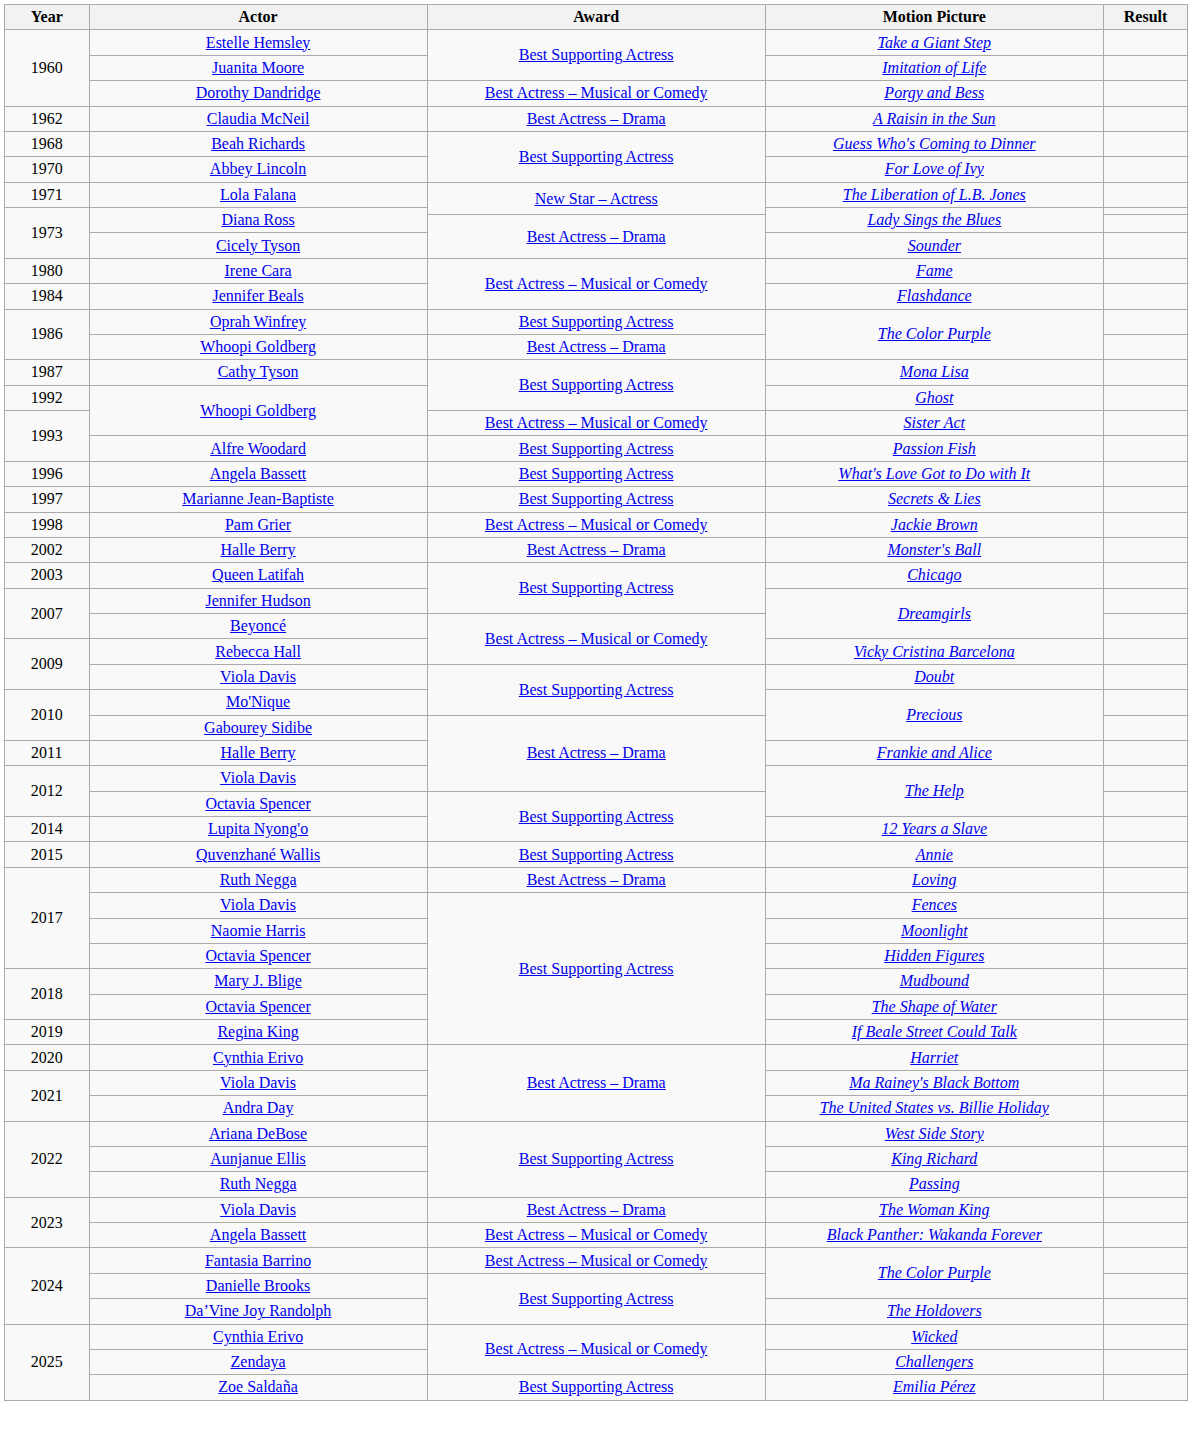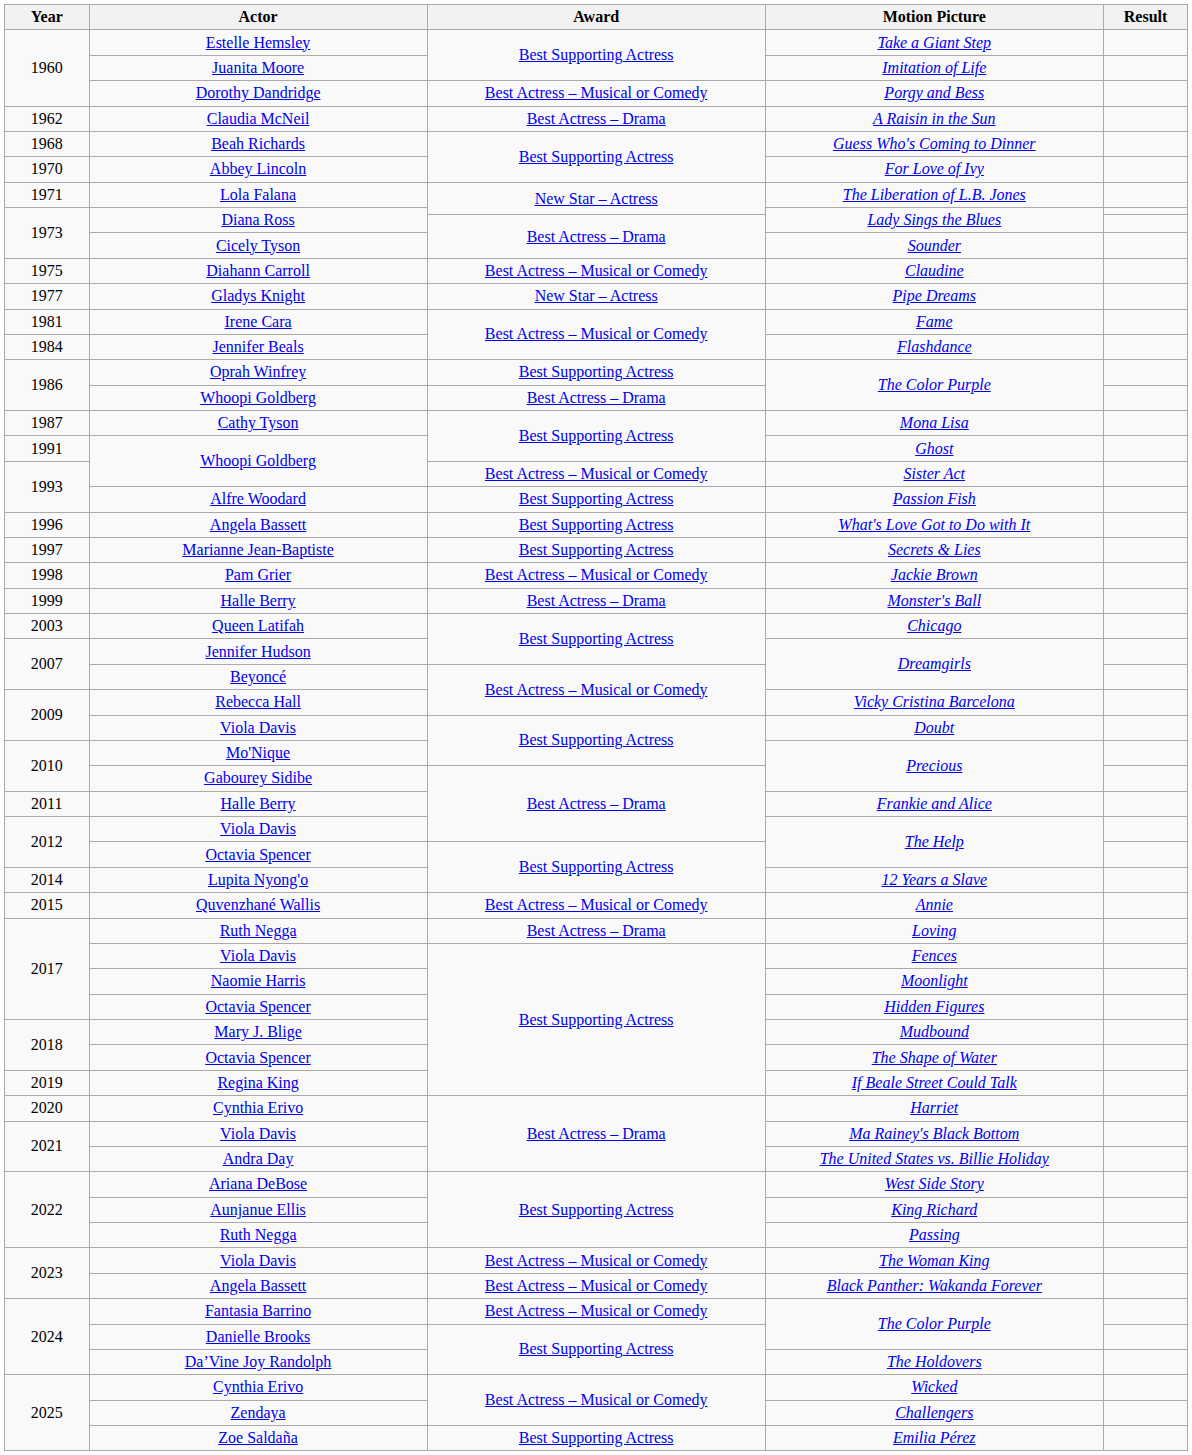+ row: (258, 270)
+ row: (258, 296)
(47, 270) 1980 -> (47, 321) 1981
(47, 397) 1992 -> (47, 448) 1991
(47, 550) 2002 -> (47, 600) 1999
(596, 854) Best Supporting Actress -> (596, 905) Best Actress – Musical or Comedy
(596, 1209) Best Actress – Drama -> (596, 1260) Best Actress – Musical or Comedy
